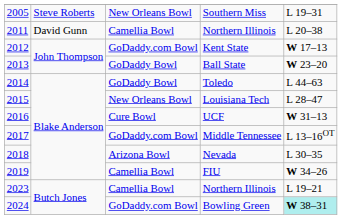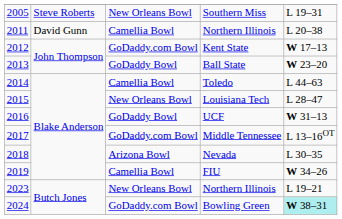(143, 82) GoDaddy Bowl -> (141, 82) Camellia Bowl
(132, 116) Cure Bowl -> (143, 116) GoDaddy Bowl
(141, 188) Camellia Bowl -> (150, 188) New Orleans Bowl
